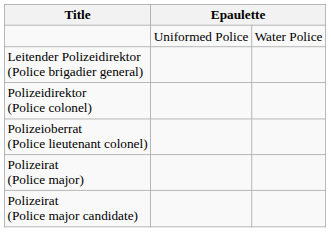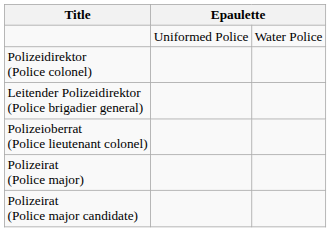rows swapped: (75, 64) <-> (50, 100)
